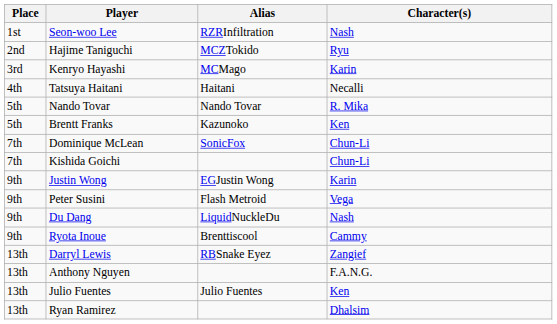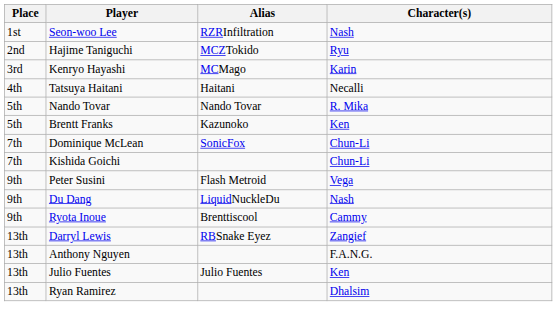- row: (78, 180)
